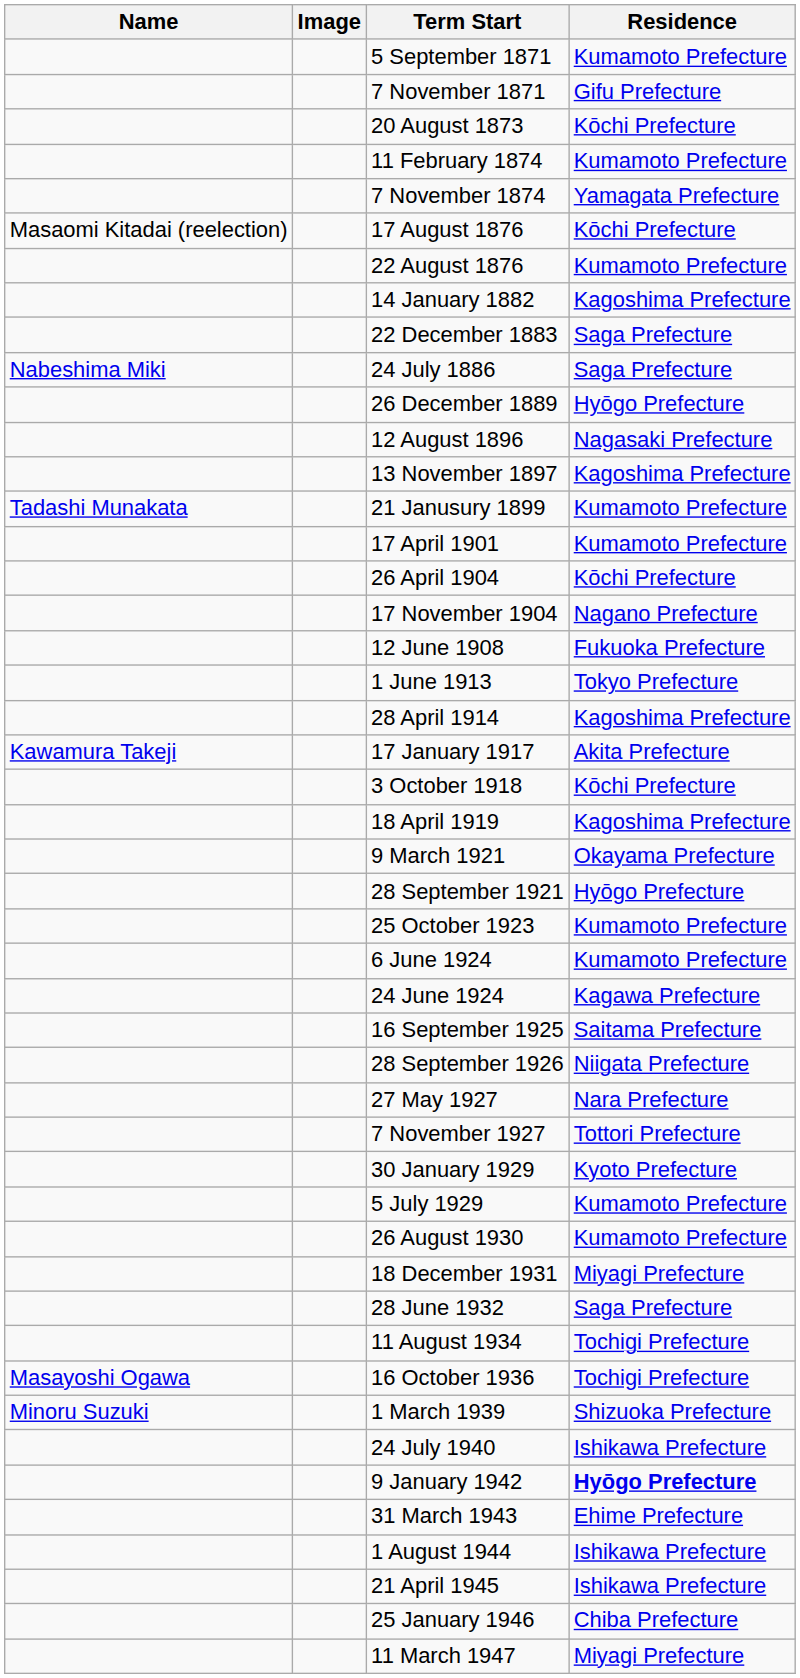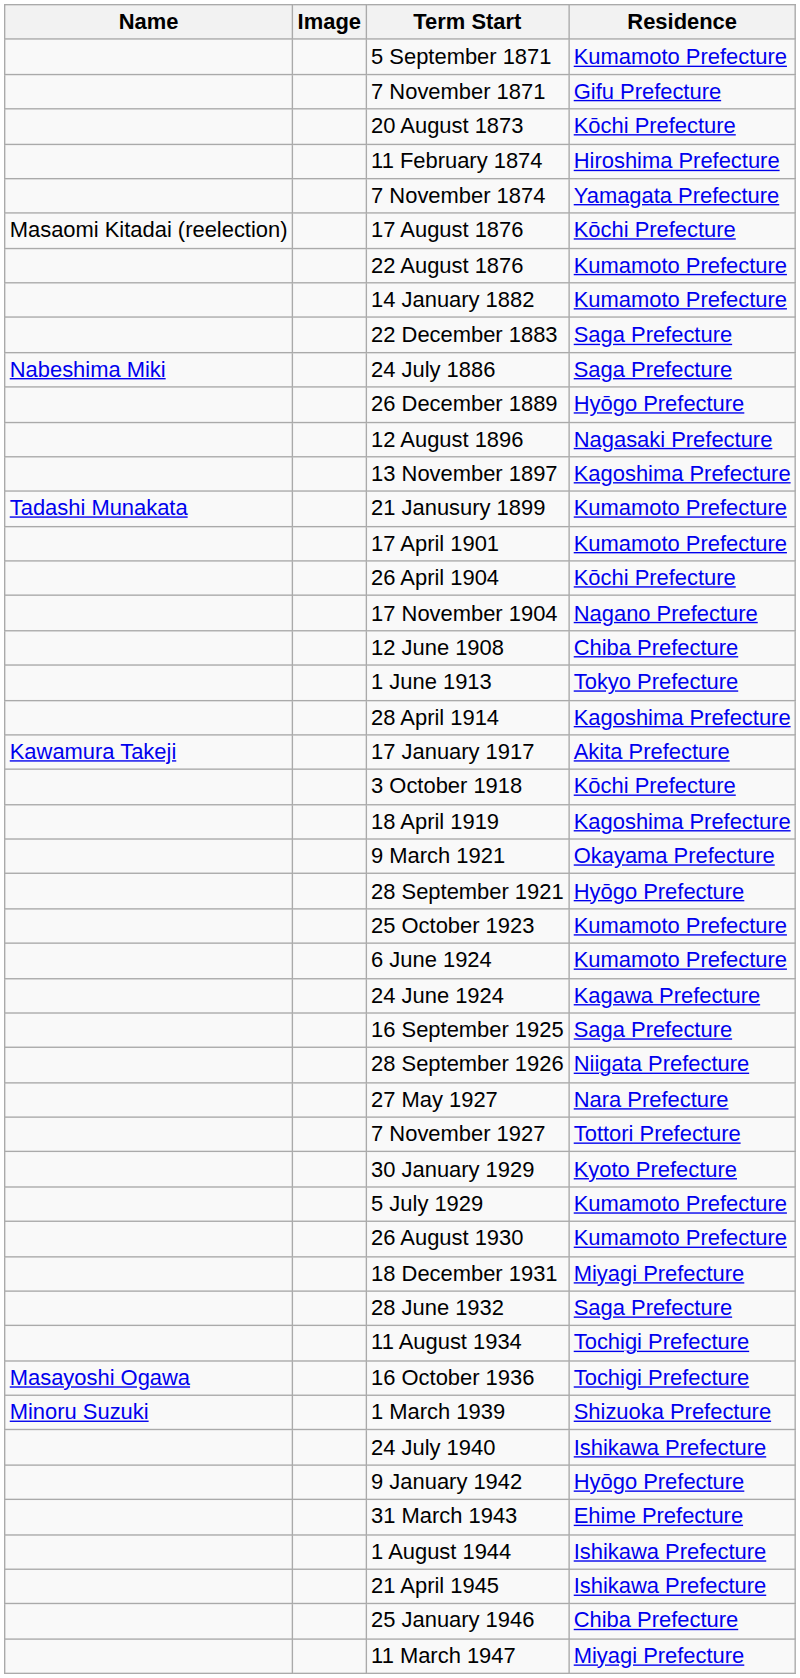(680, 160) Kumamoto Prefecture -> (677, 160) Hiroshima Prefecture
(682, 299) Kagoshima Prefecture -> (680, 299) Kumamoto Prefecture
(669, 647) Fukuoka Prefecture -> (656, 647) Chiba Prefecture
(668, 1030) Saitama Prefecture -> (653, 1030) Saga Prefecture
(665, 1481) bold -> (659, 1481) normal
